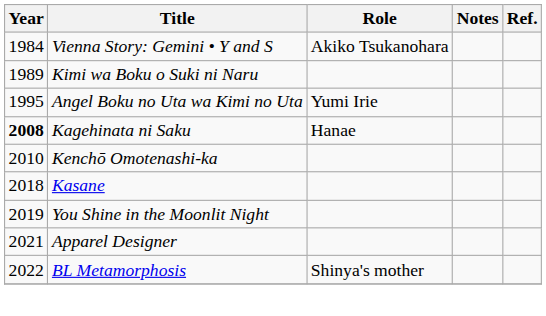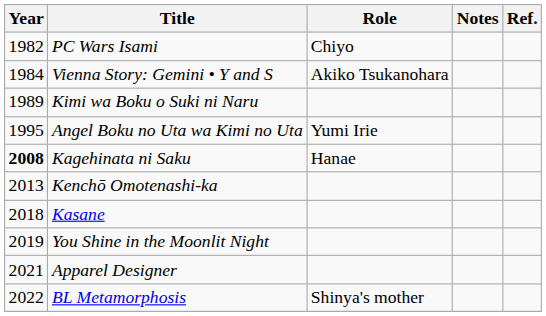+ row: (105, 46)
(26, 158) 2010 -> (26, 185) 2013
